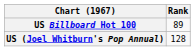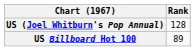rows swapped: (85, 25) <-> (85, 39)
